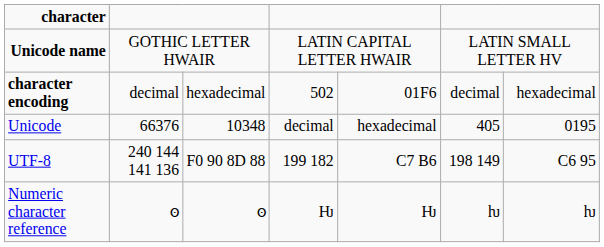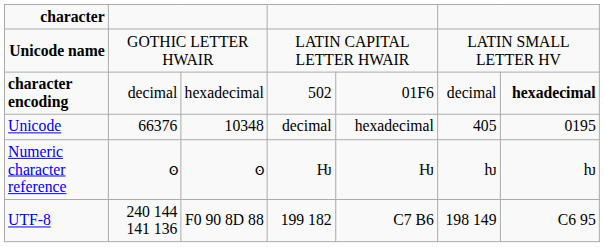(556, 93) normal -> (554, 93) bold
rows swapped: (29, 160) <-> (37, 211)
